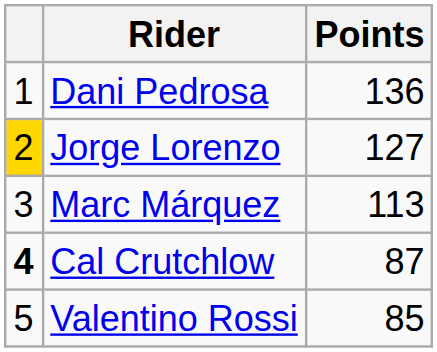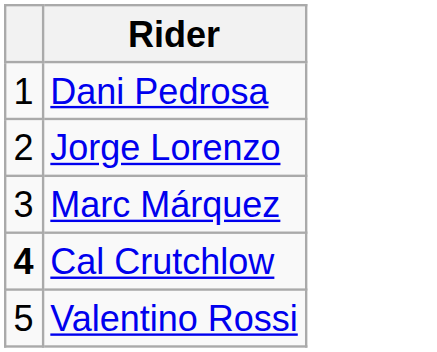- column: (370, 34)
(24, 148) gold background -> (24, 148) no background
